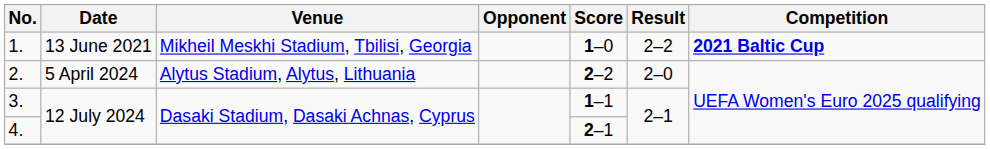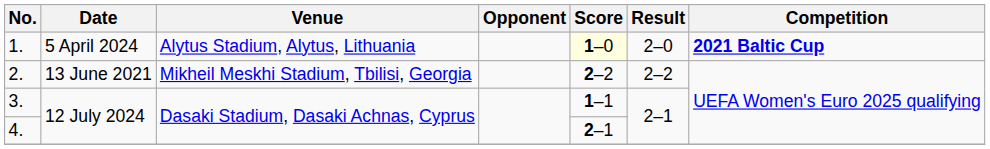(98, 46) 13 June 2021 -> (92, 46) 5 April 2024
(316, 46) Mikheil Meskhi Stadium, Tbilisi, Georgia -> (288, 46) Alytus Stadium, Alytus, Lithuania
(599, 46) no background -> (599, 46) lightyellow background
(658, 46) 2–2 -> (658, 46) 2–0
(92, 74) 5 April 2024 -> (98, 74) 13 June 2021
(288, 74) Alytus Stadium, Alytus, Lithuania -> (316, 74) Mikheil Meskhi Stadium, Tbilisi, Georgia
(658, 74) 2–0 -> (658, 74) 2–2
